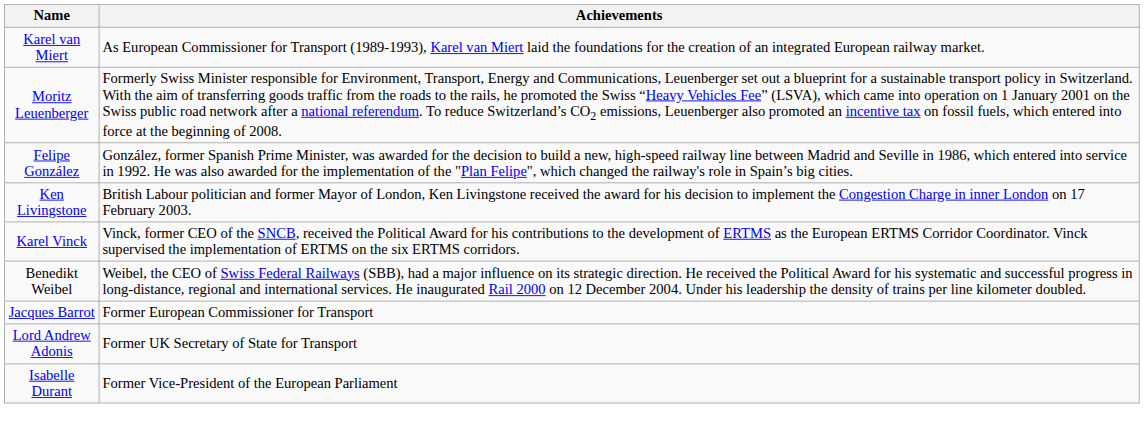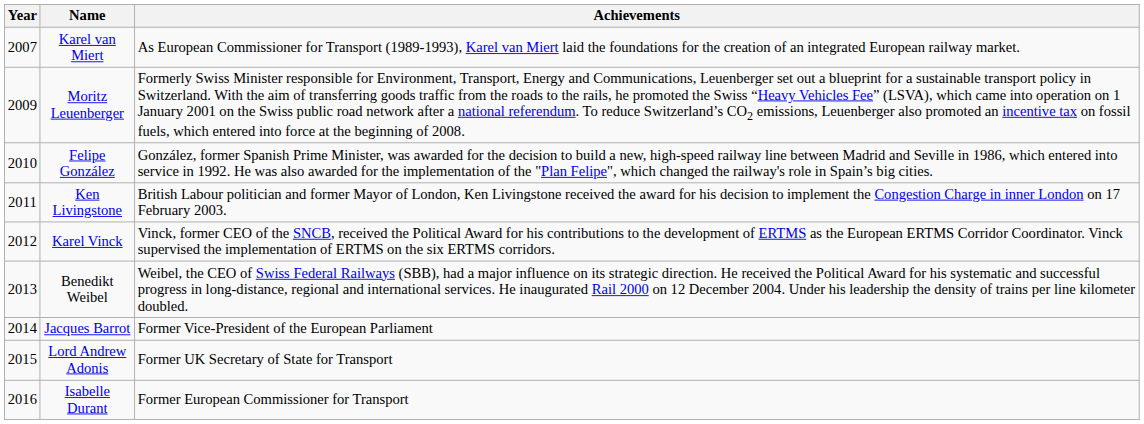+ column: (22, 16)
(238, 312) Former European Commissioner for Transport -> (285, 328) Former Vice-President of the European Parliament
(250, 383) Former Vice-President of the European Parliament -> (273, 399) Former European Commissioner for Transport
